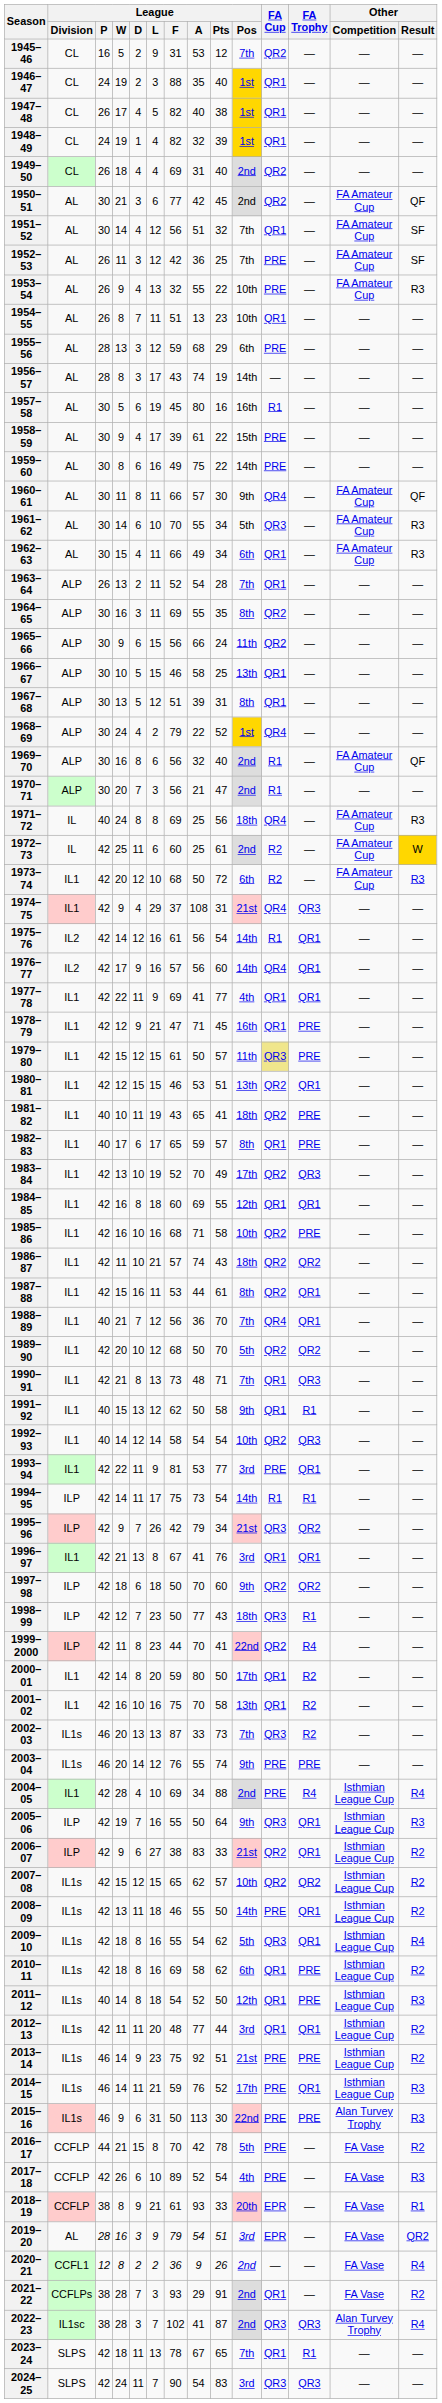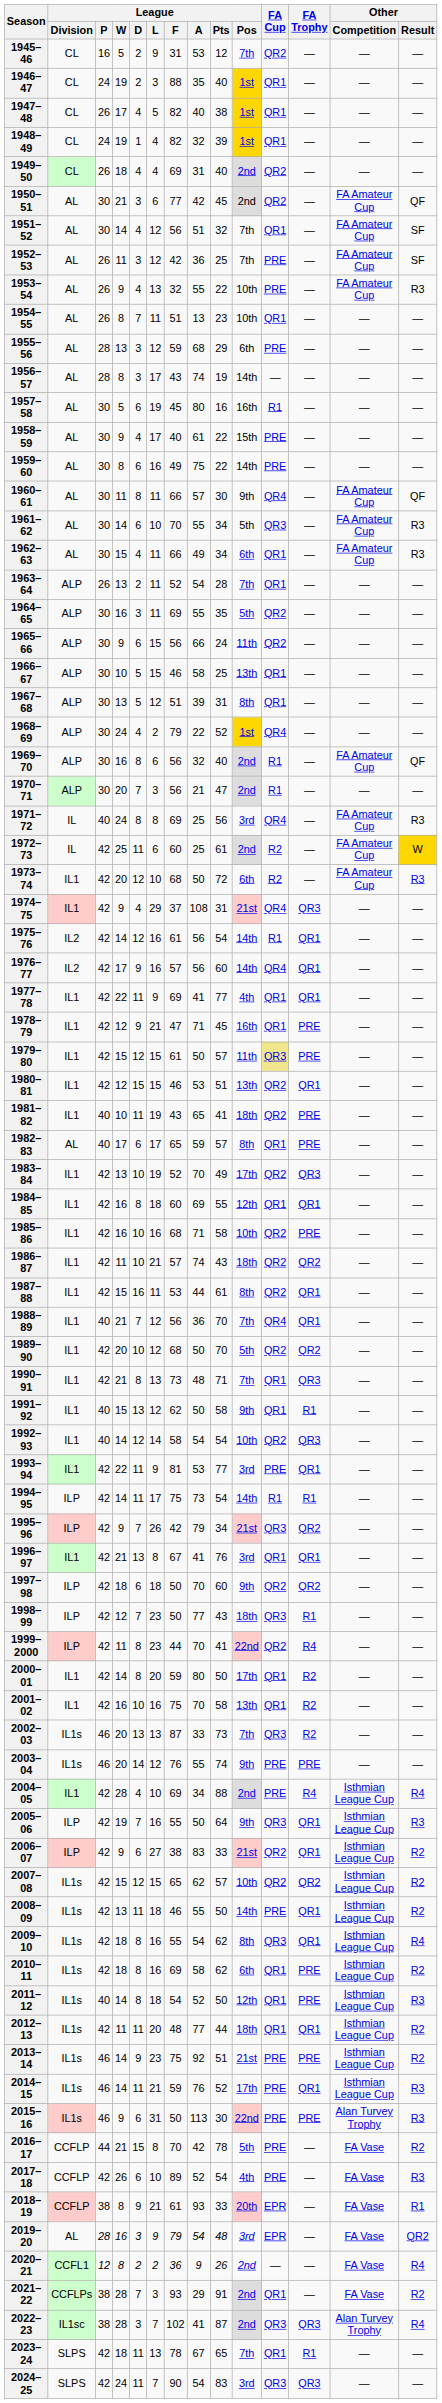(175, 437) 39 -> (175, 437) 40
(247, 614) 8th -> (247, 614) 5th
(247, 820) 18th -> (247, 820) 3rd
(72, 1145) IL1 -> (72, 1145) AL
(247, 1941) 5th -> (247, 1941) 8th
(247, 2029) 3rd -> (247, 2029) 18th
(221, 2236) 51 -> (221, 2236) 48
